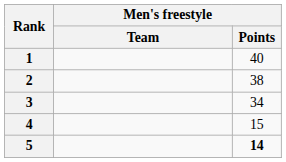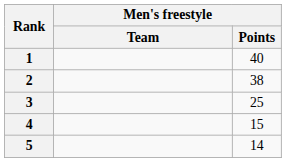(257, 102) 34 -> (257, 102) 25
(257, 146) bold -> (257, 146) normal
